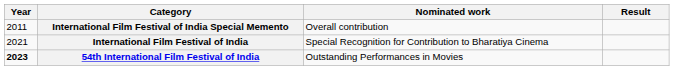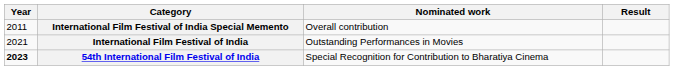(427, 42) Special Recognition for Contribution to Bharatiya Cinema -> (384, 42) Outstanding Performances in Movies
(384, 57) Outstanding Performances in Movies -> (427, 57) Special Recognition for Contribution to Bharatiya Cinema
